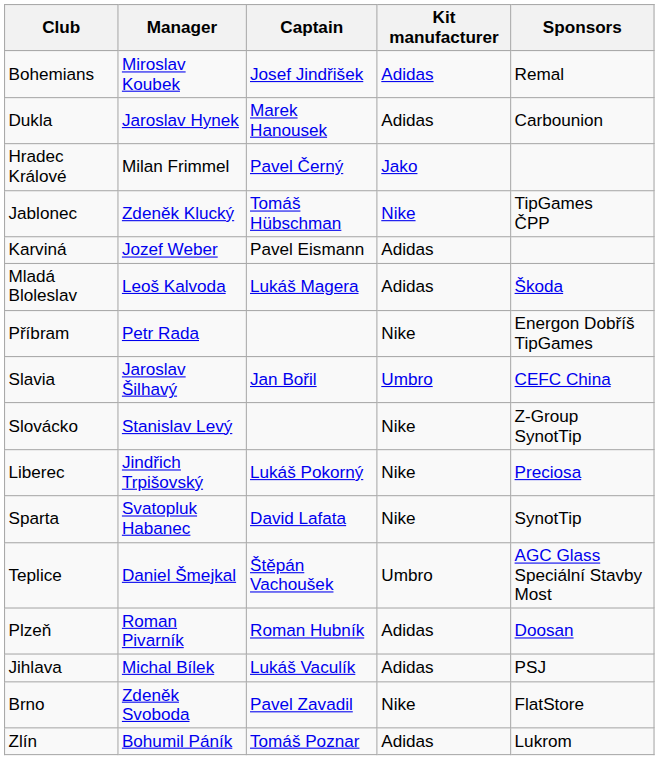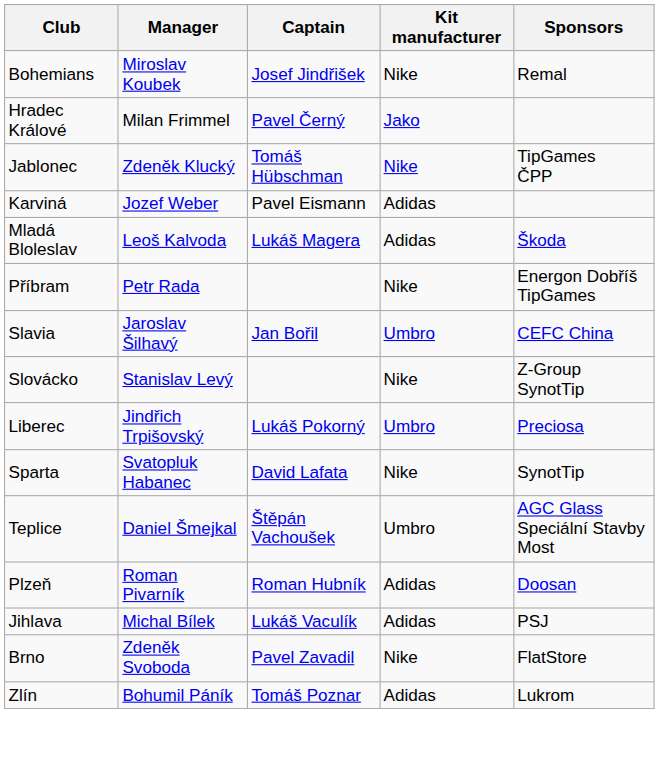(407, 74) Adidas -> (401, 74) Nike
- row: (30, 120)
(398, 472) Nike -> (409, 426) Umbro
